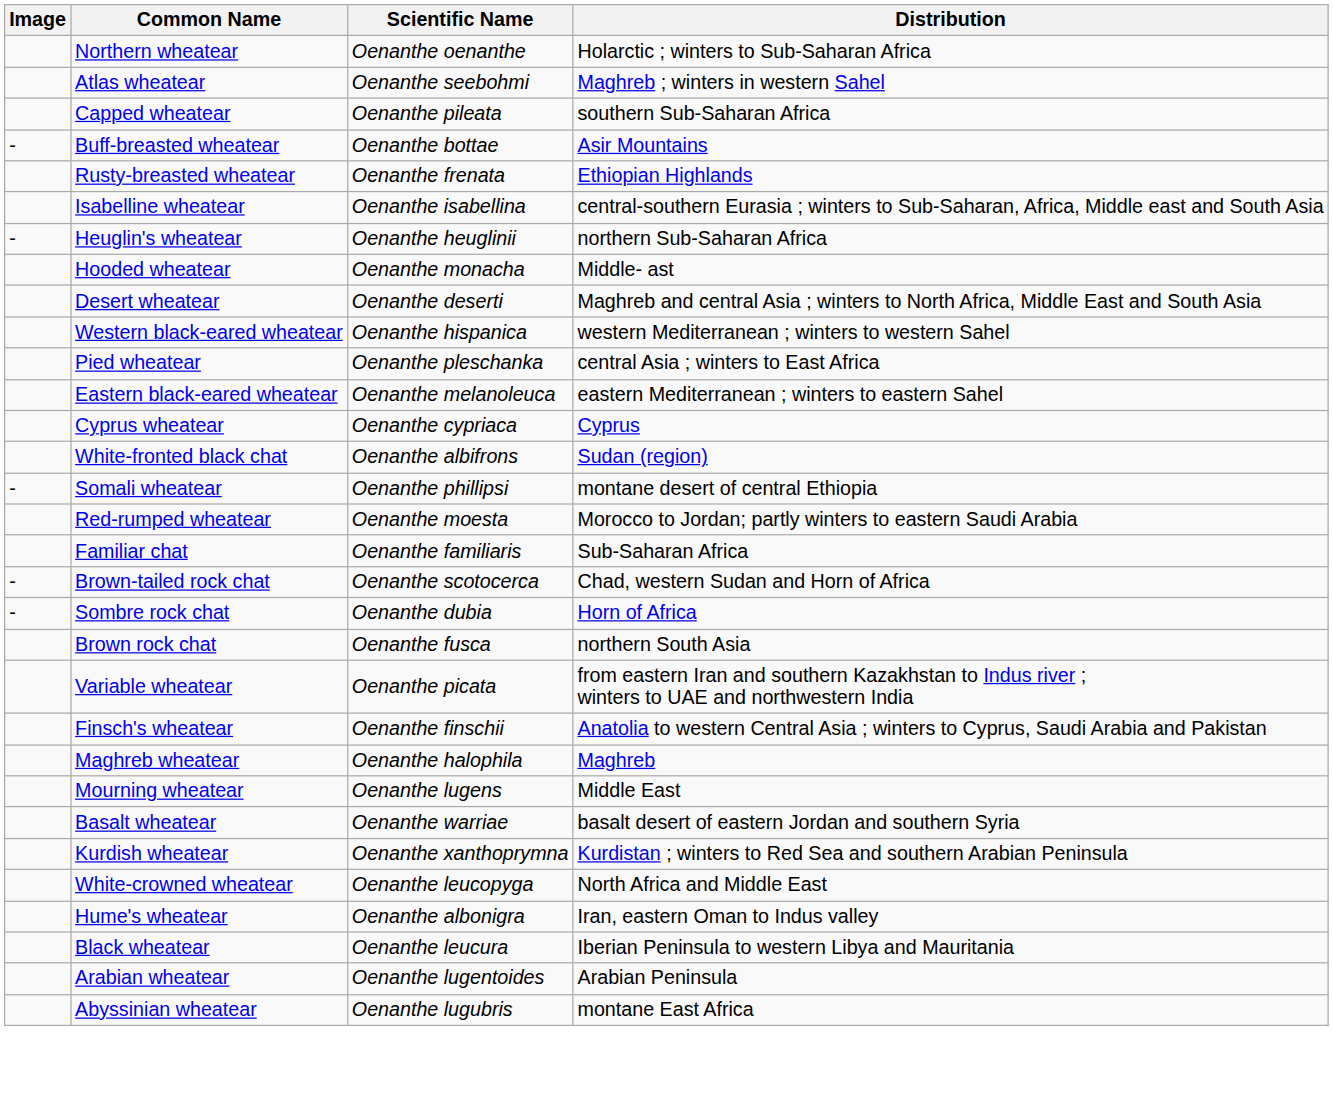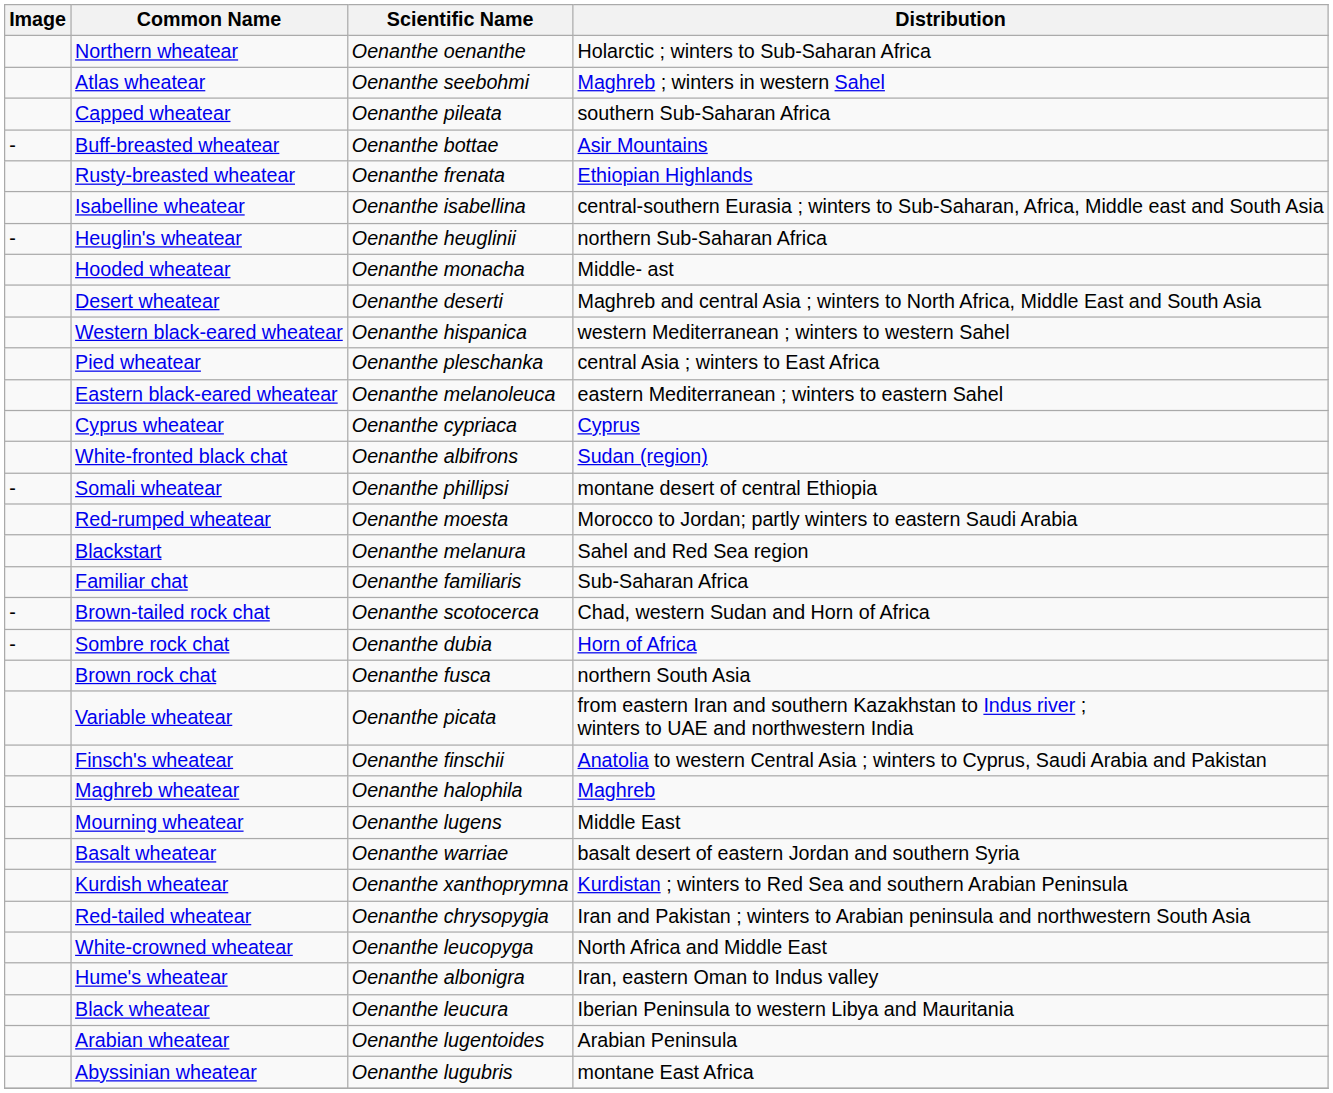+ row: (118, 550)
+ row: (163, 916)
